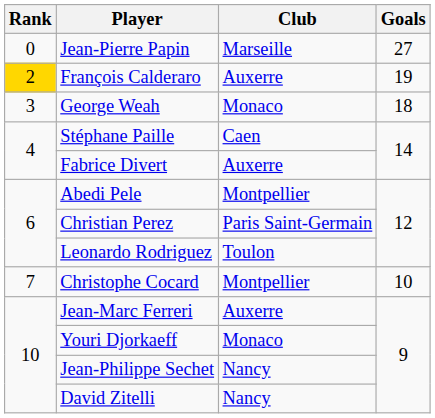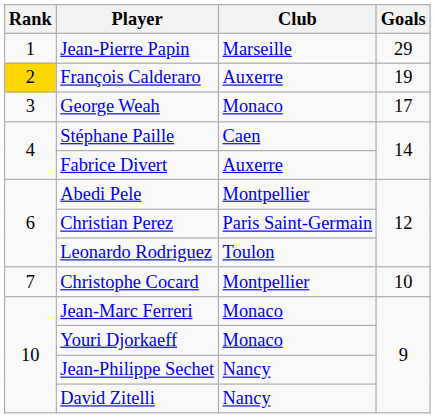(30, 48) 0 -> (30, 48) 1
(403, 48) 27 -> (403, 48) 29
(403, 106) 18 -> (403, 106) 17
(253, 310) Auxerre -> (253, 310) Monaco
